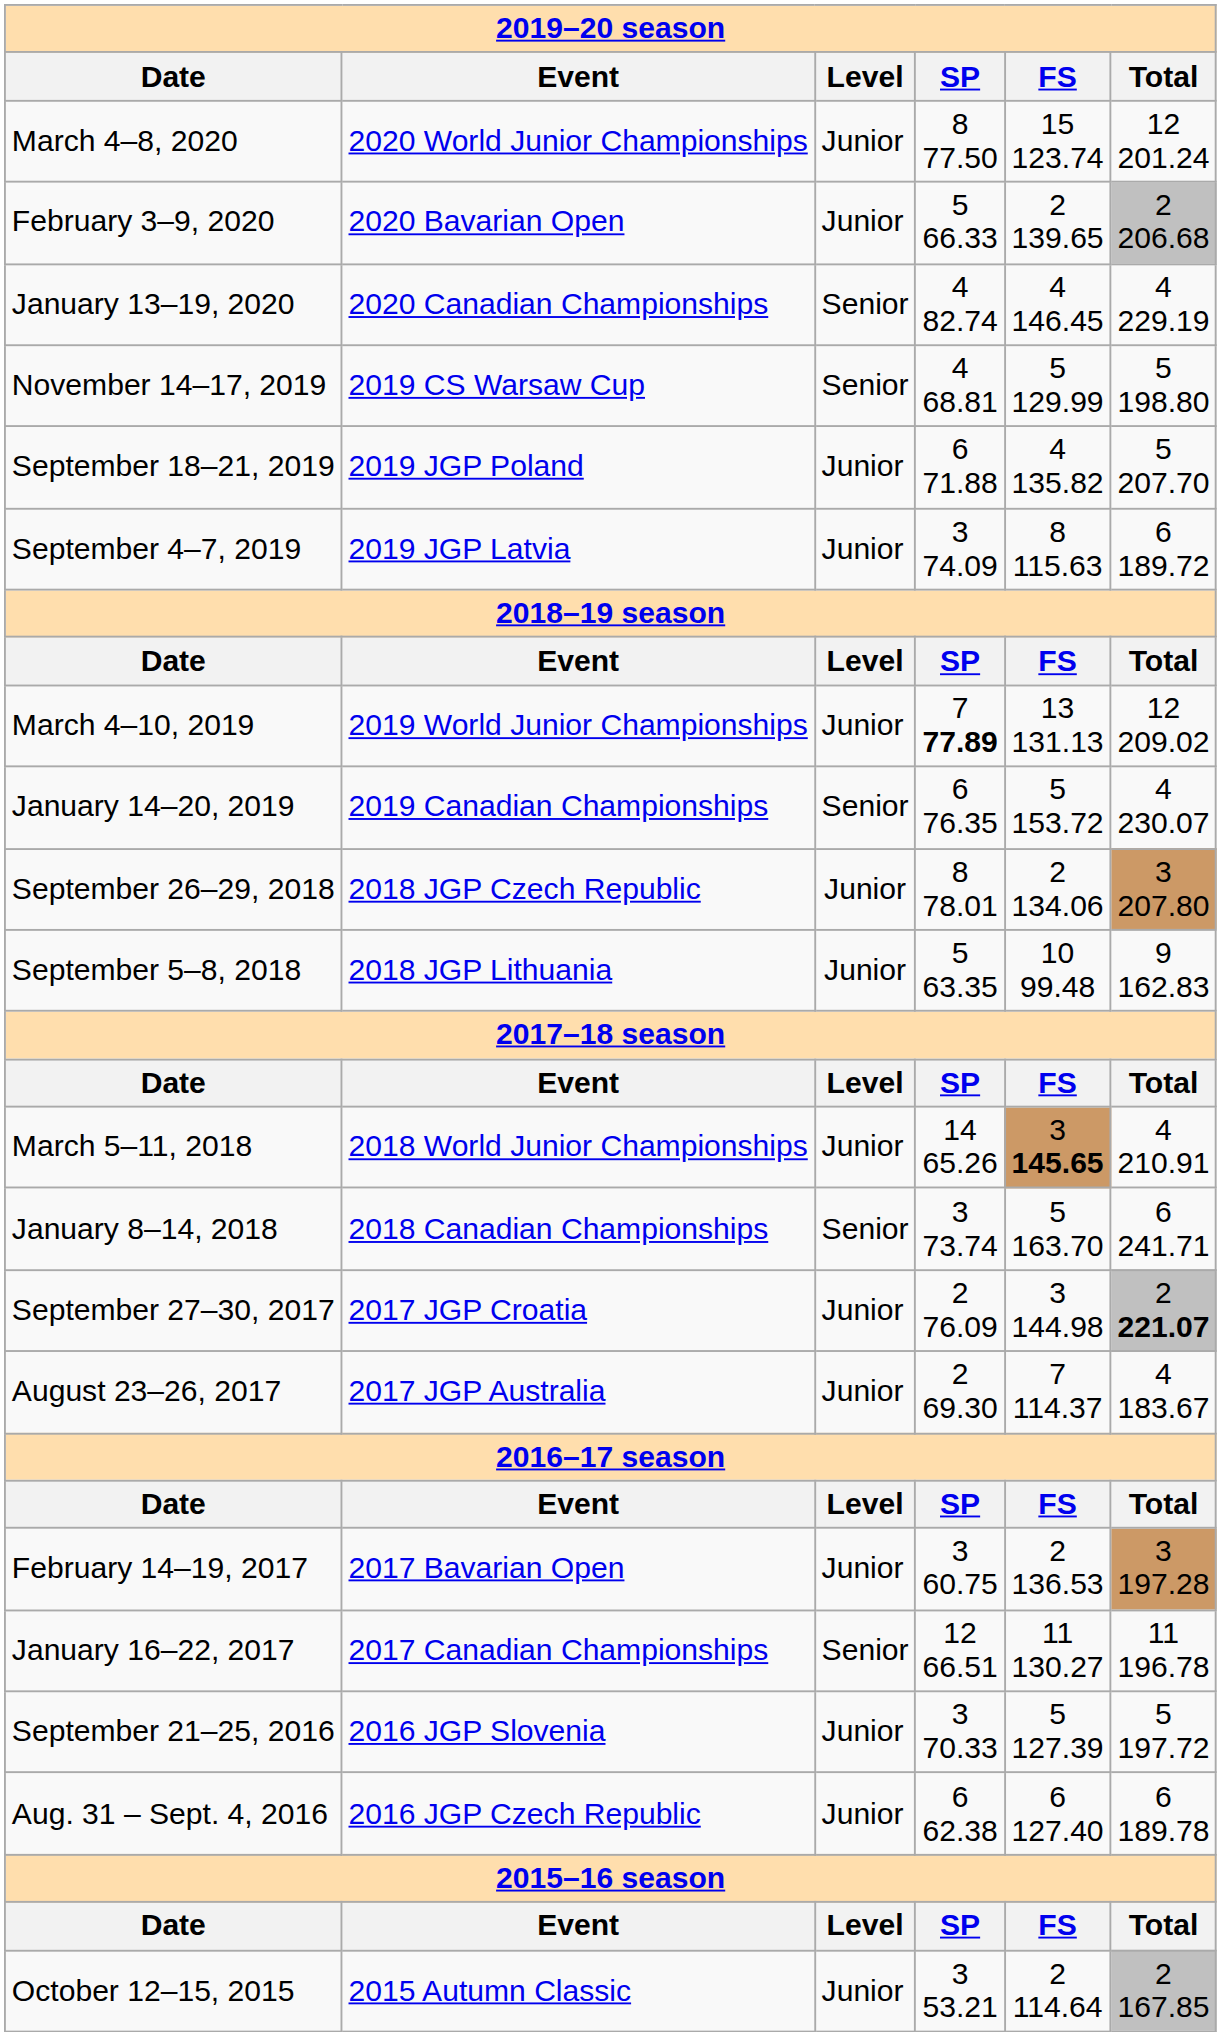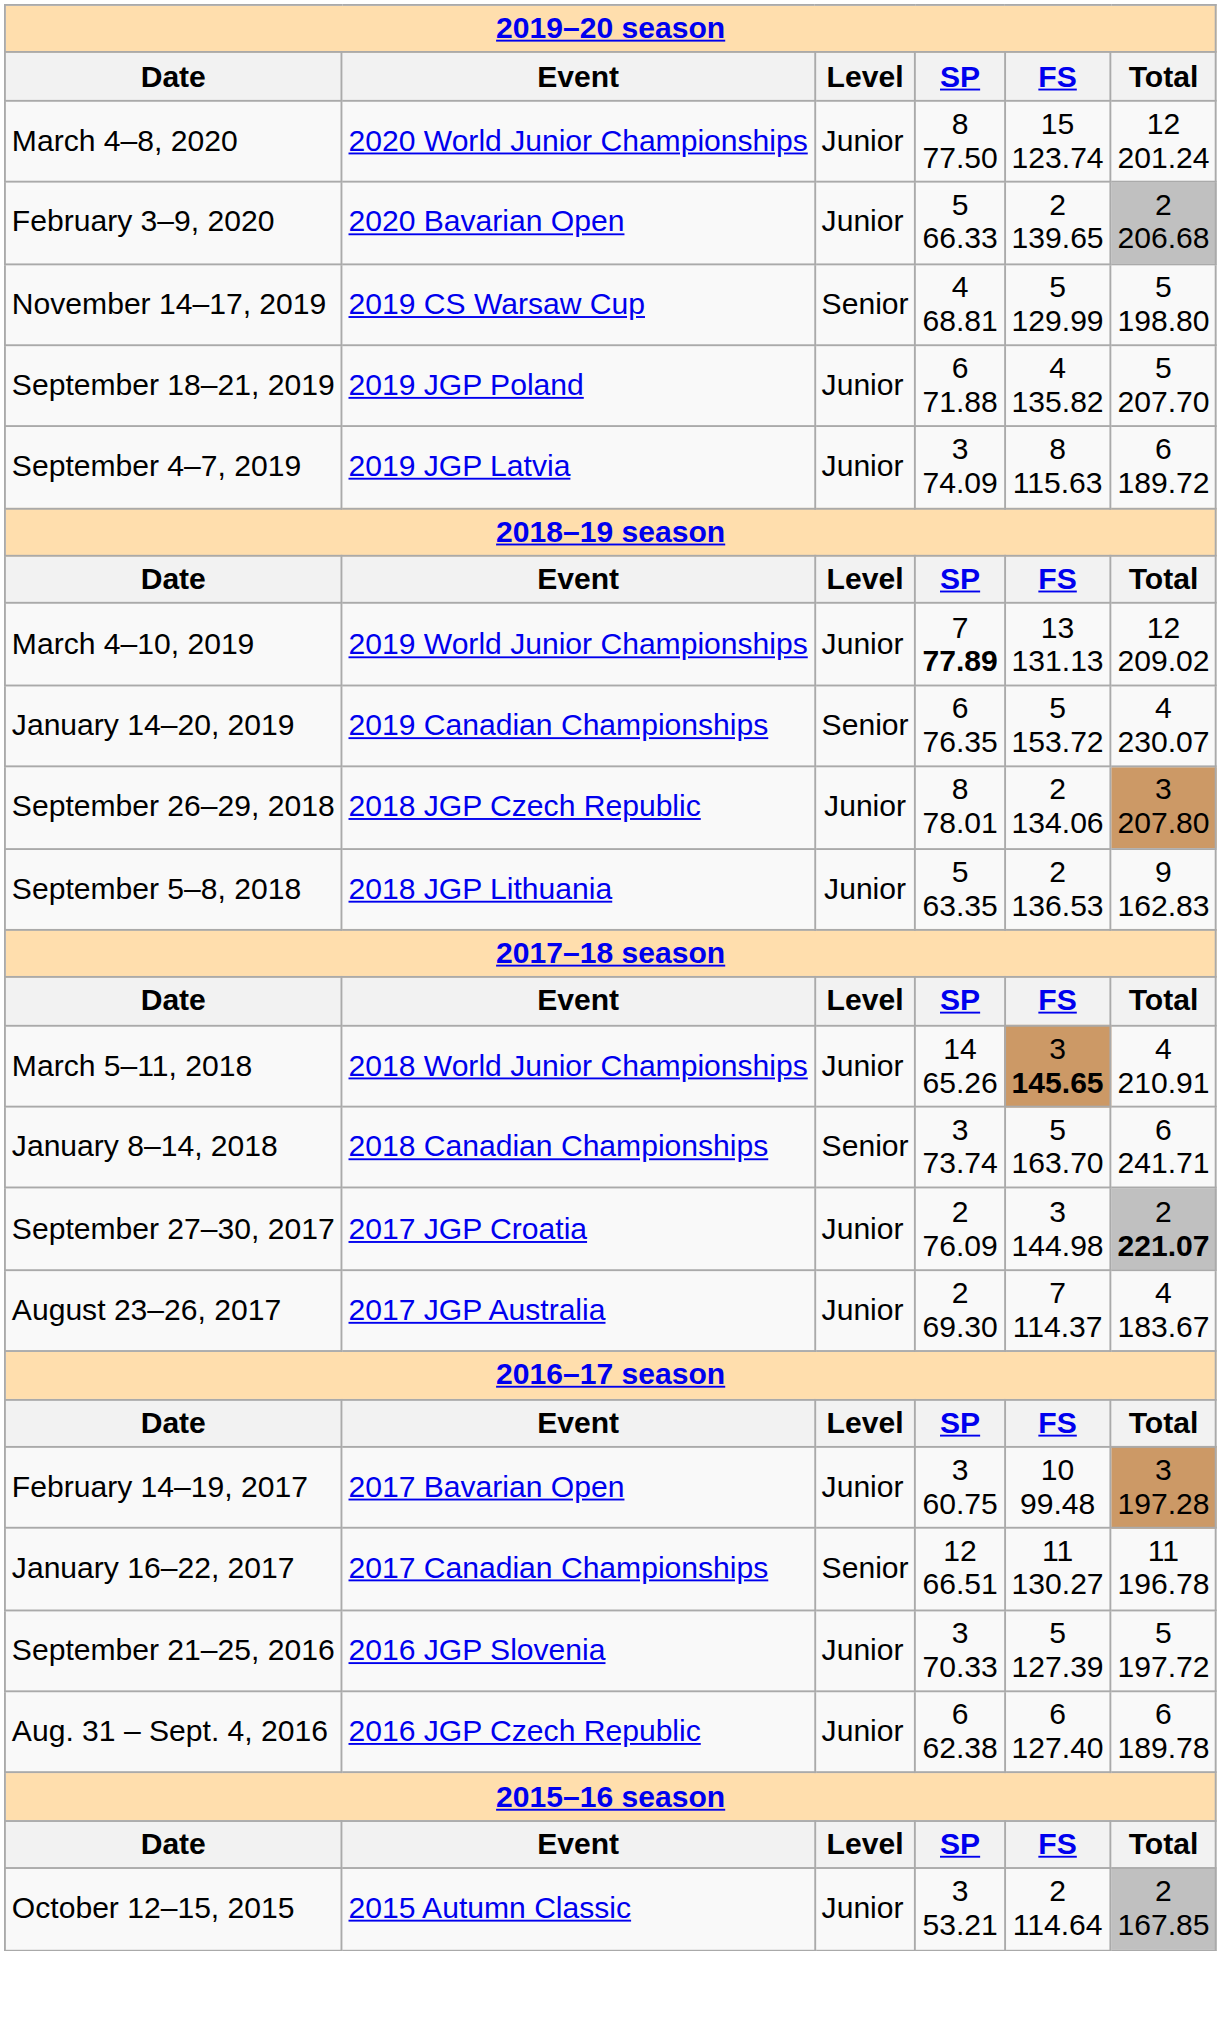- row: (153, 303)
(1058, 969) 10 99.48 -> (1058, 888) 2 136.53
(1058, 1568) 2 136.53 -> (1058, 1486) 10 99.48
